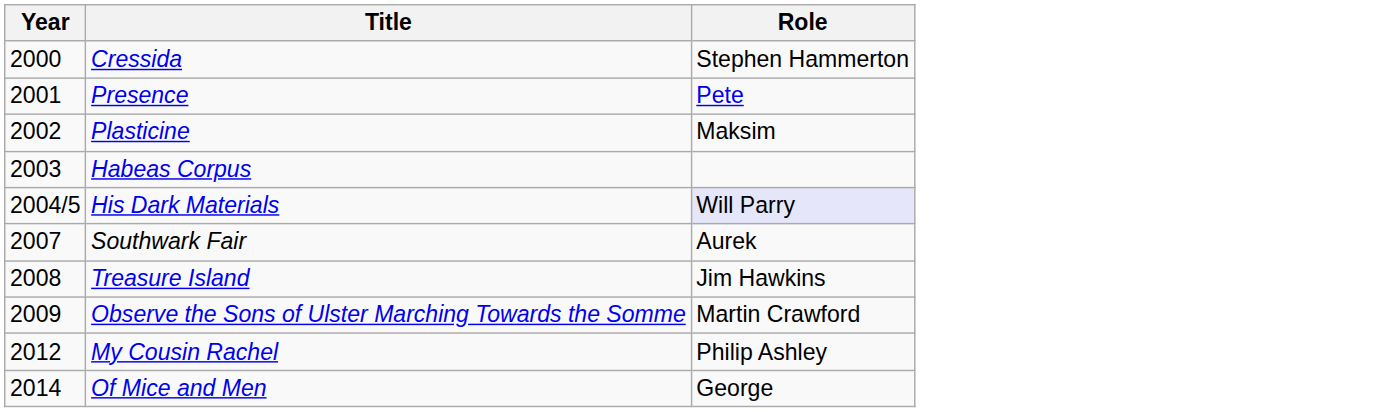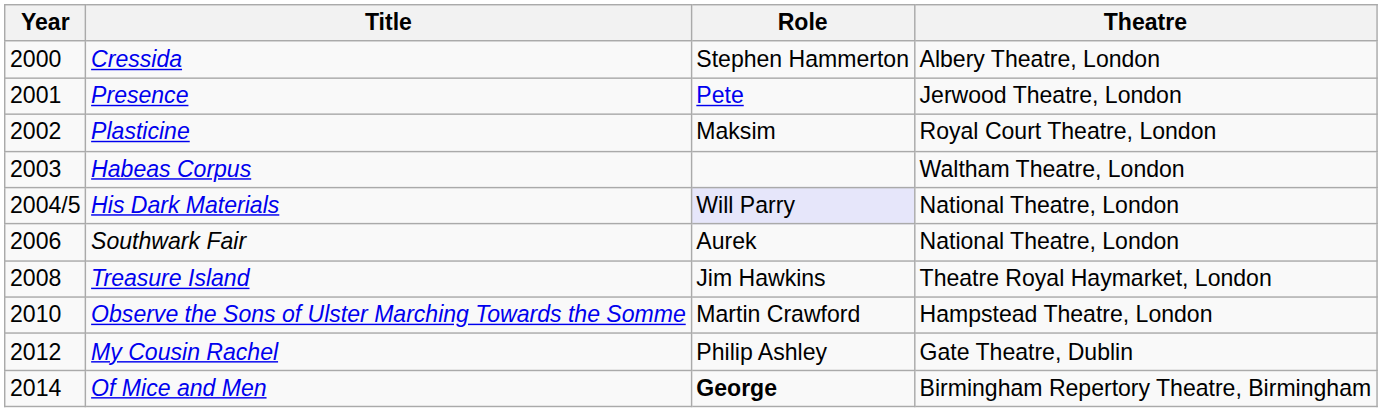+ column: (1145, 22)
(36, 242) 2007 -> (36, 242) 2006
(36, 315) 2009 -> (36, 315) 2010
(735, 388) normal -> (737, 388) bold
